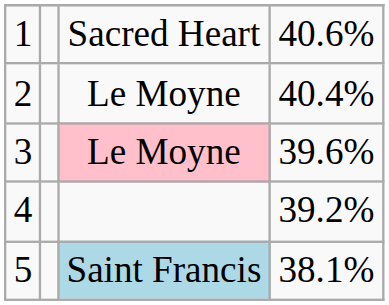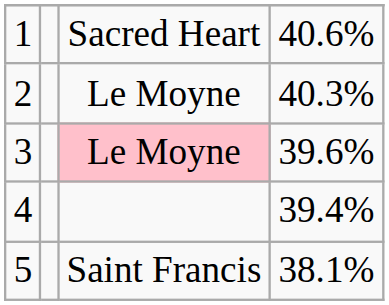(326, 92) 40.4% -> (326, 92) 40.3%
(326, 210) 39.2% -> (326, 210) 39.4%
(164, 269) lightblue background -> (164, 269) no background
